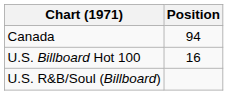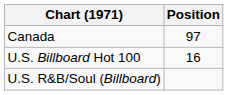(193, 36) 94 -> (193, 36) 97
